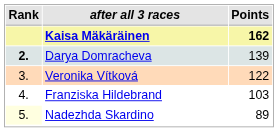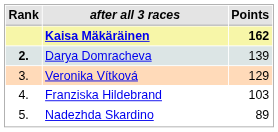(259, 76) 122 -> (259, 76) 129
(24, 115) lightyellow background -> (24, 115) no background
